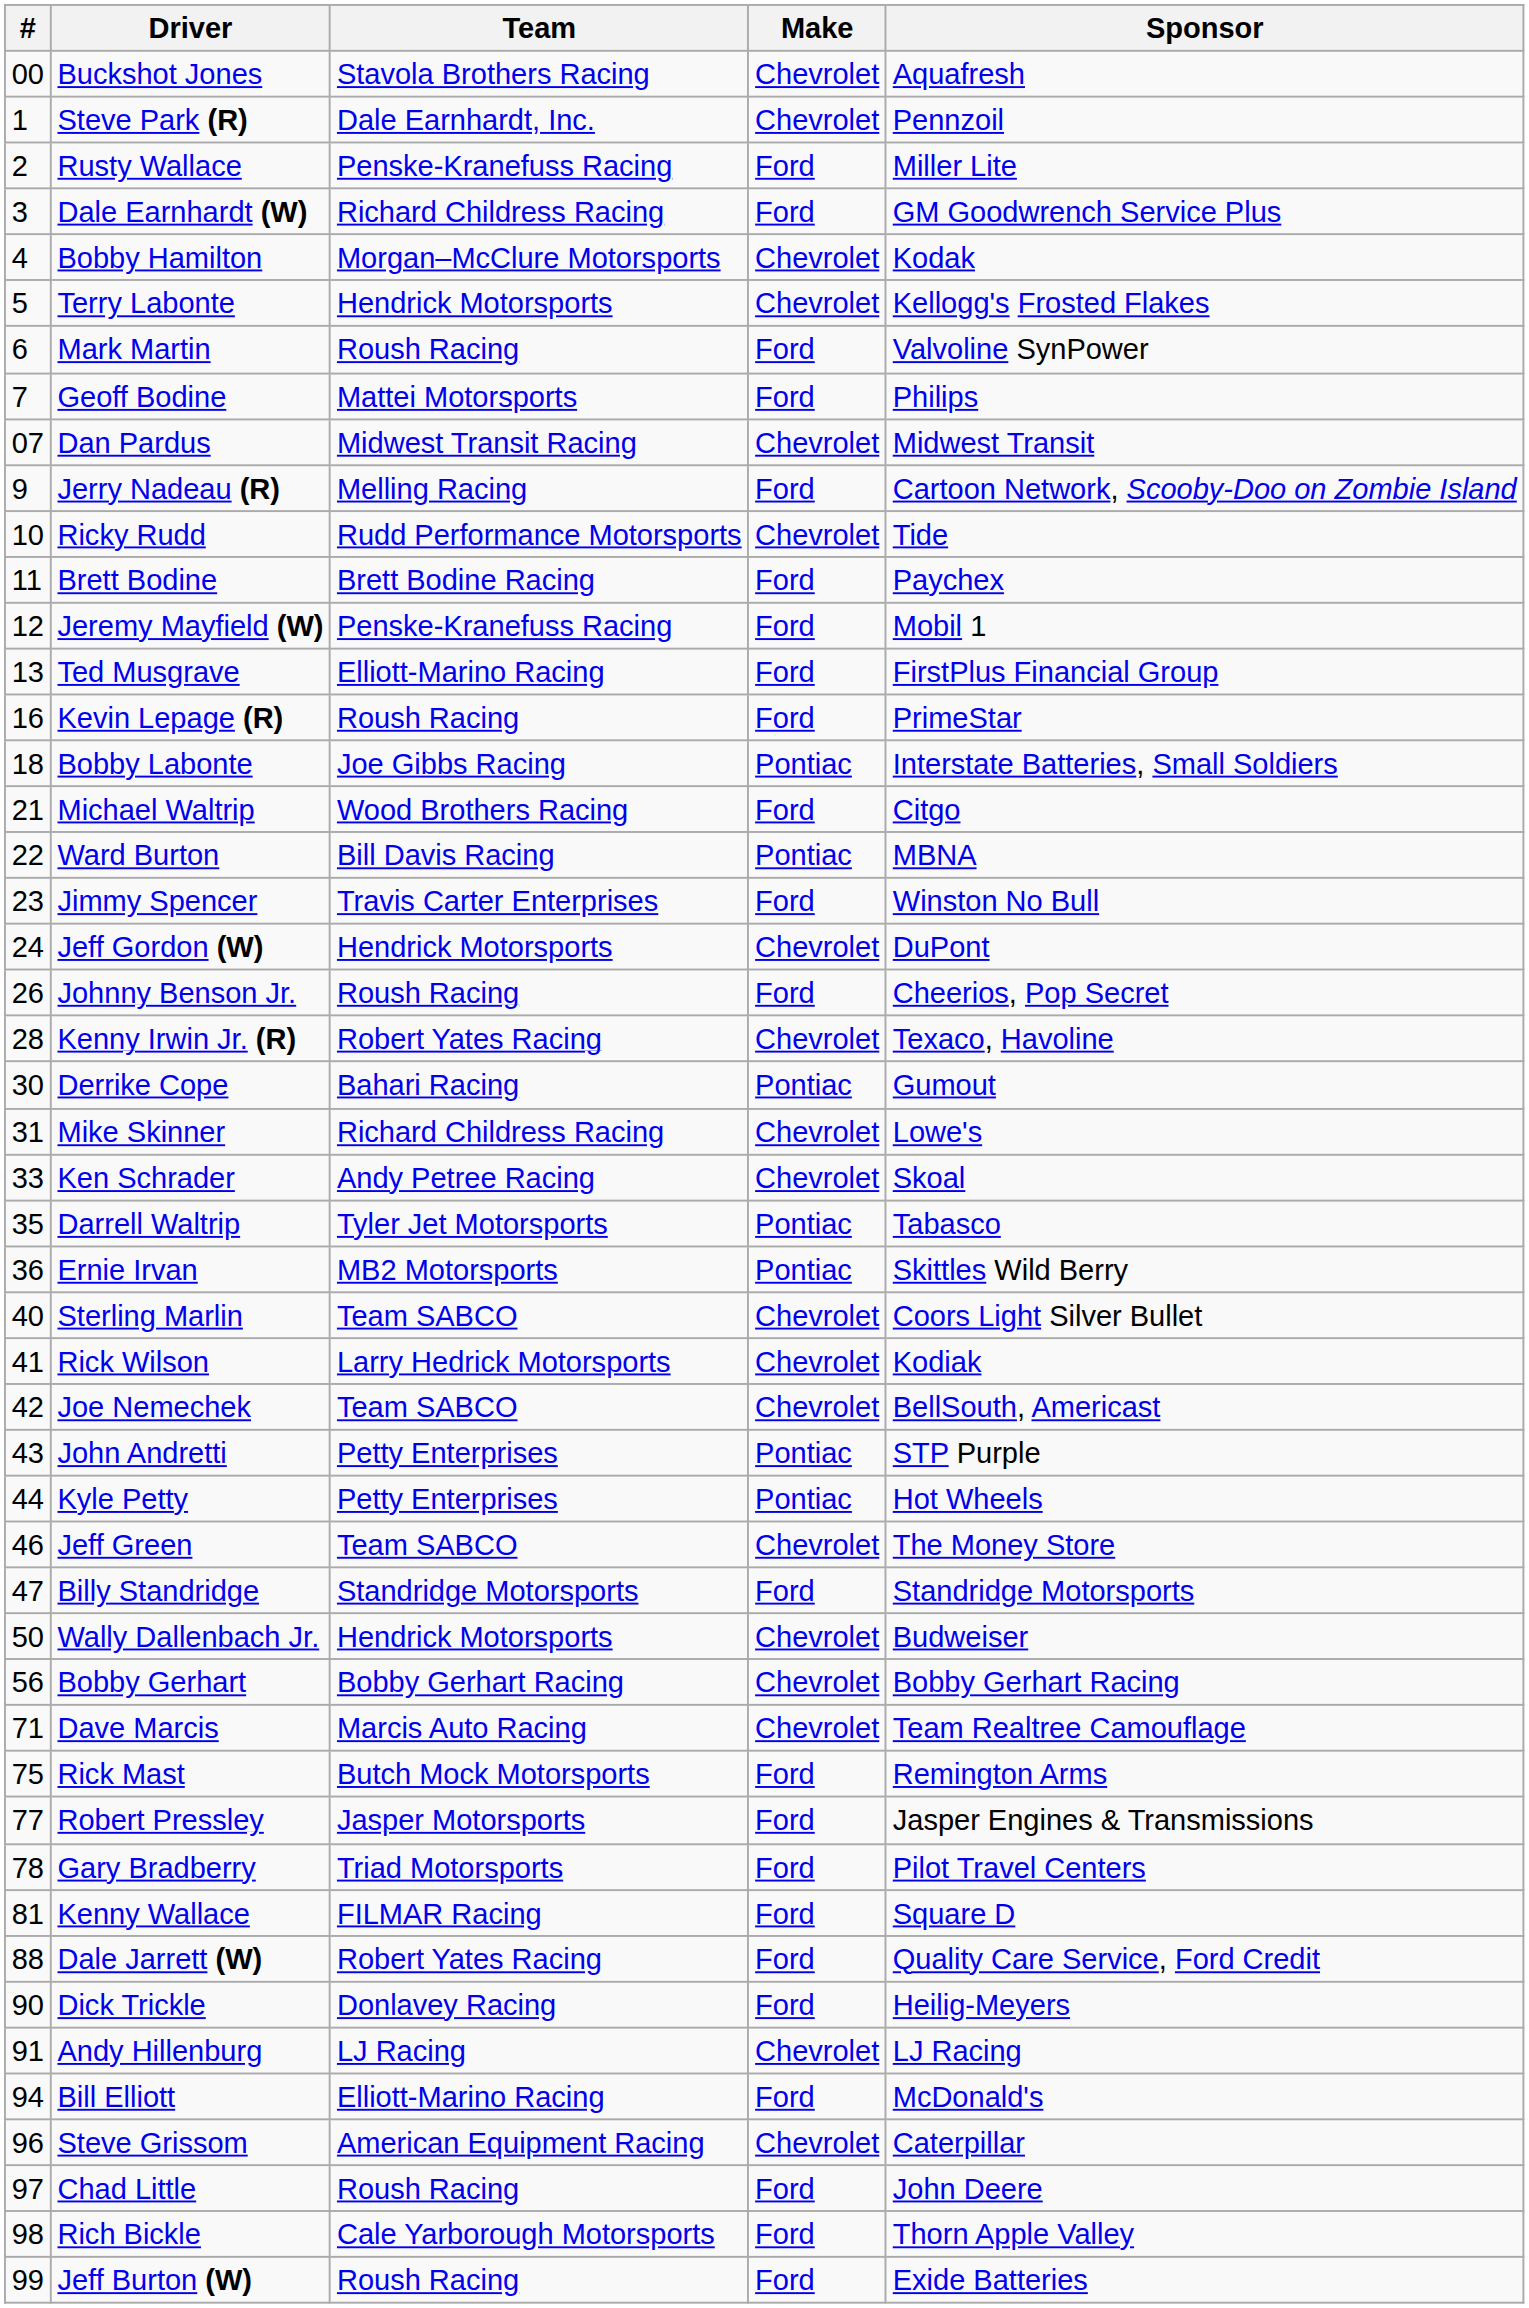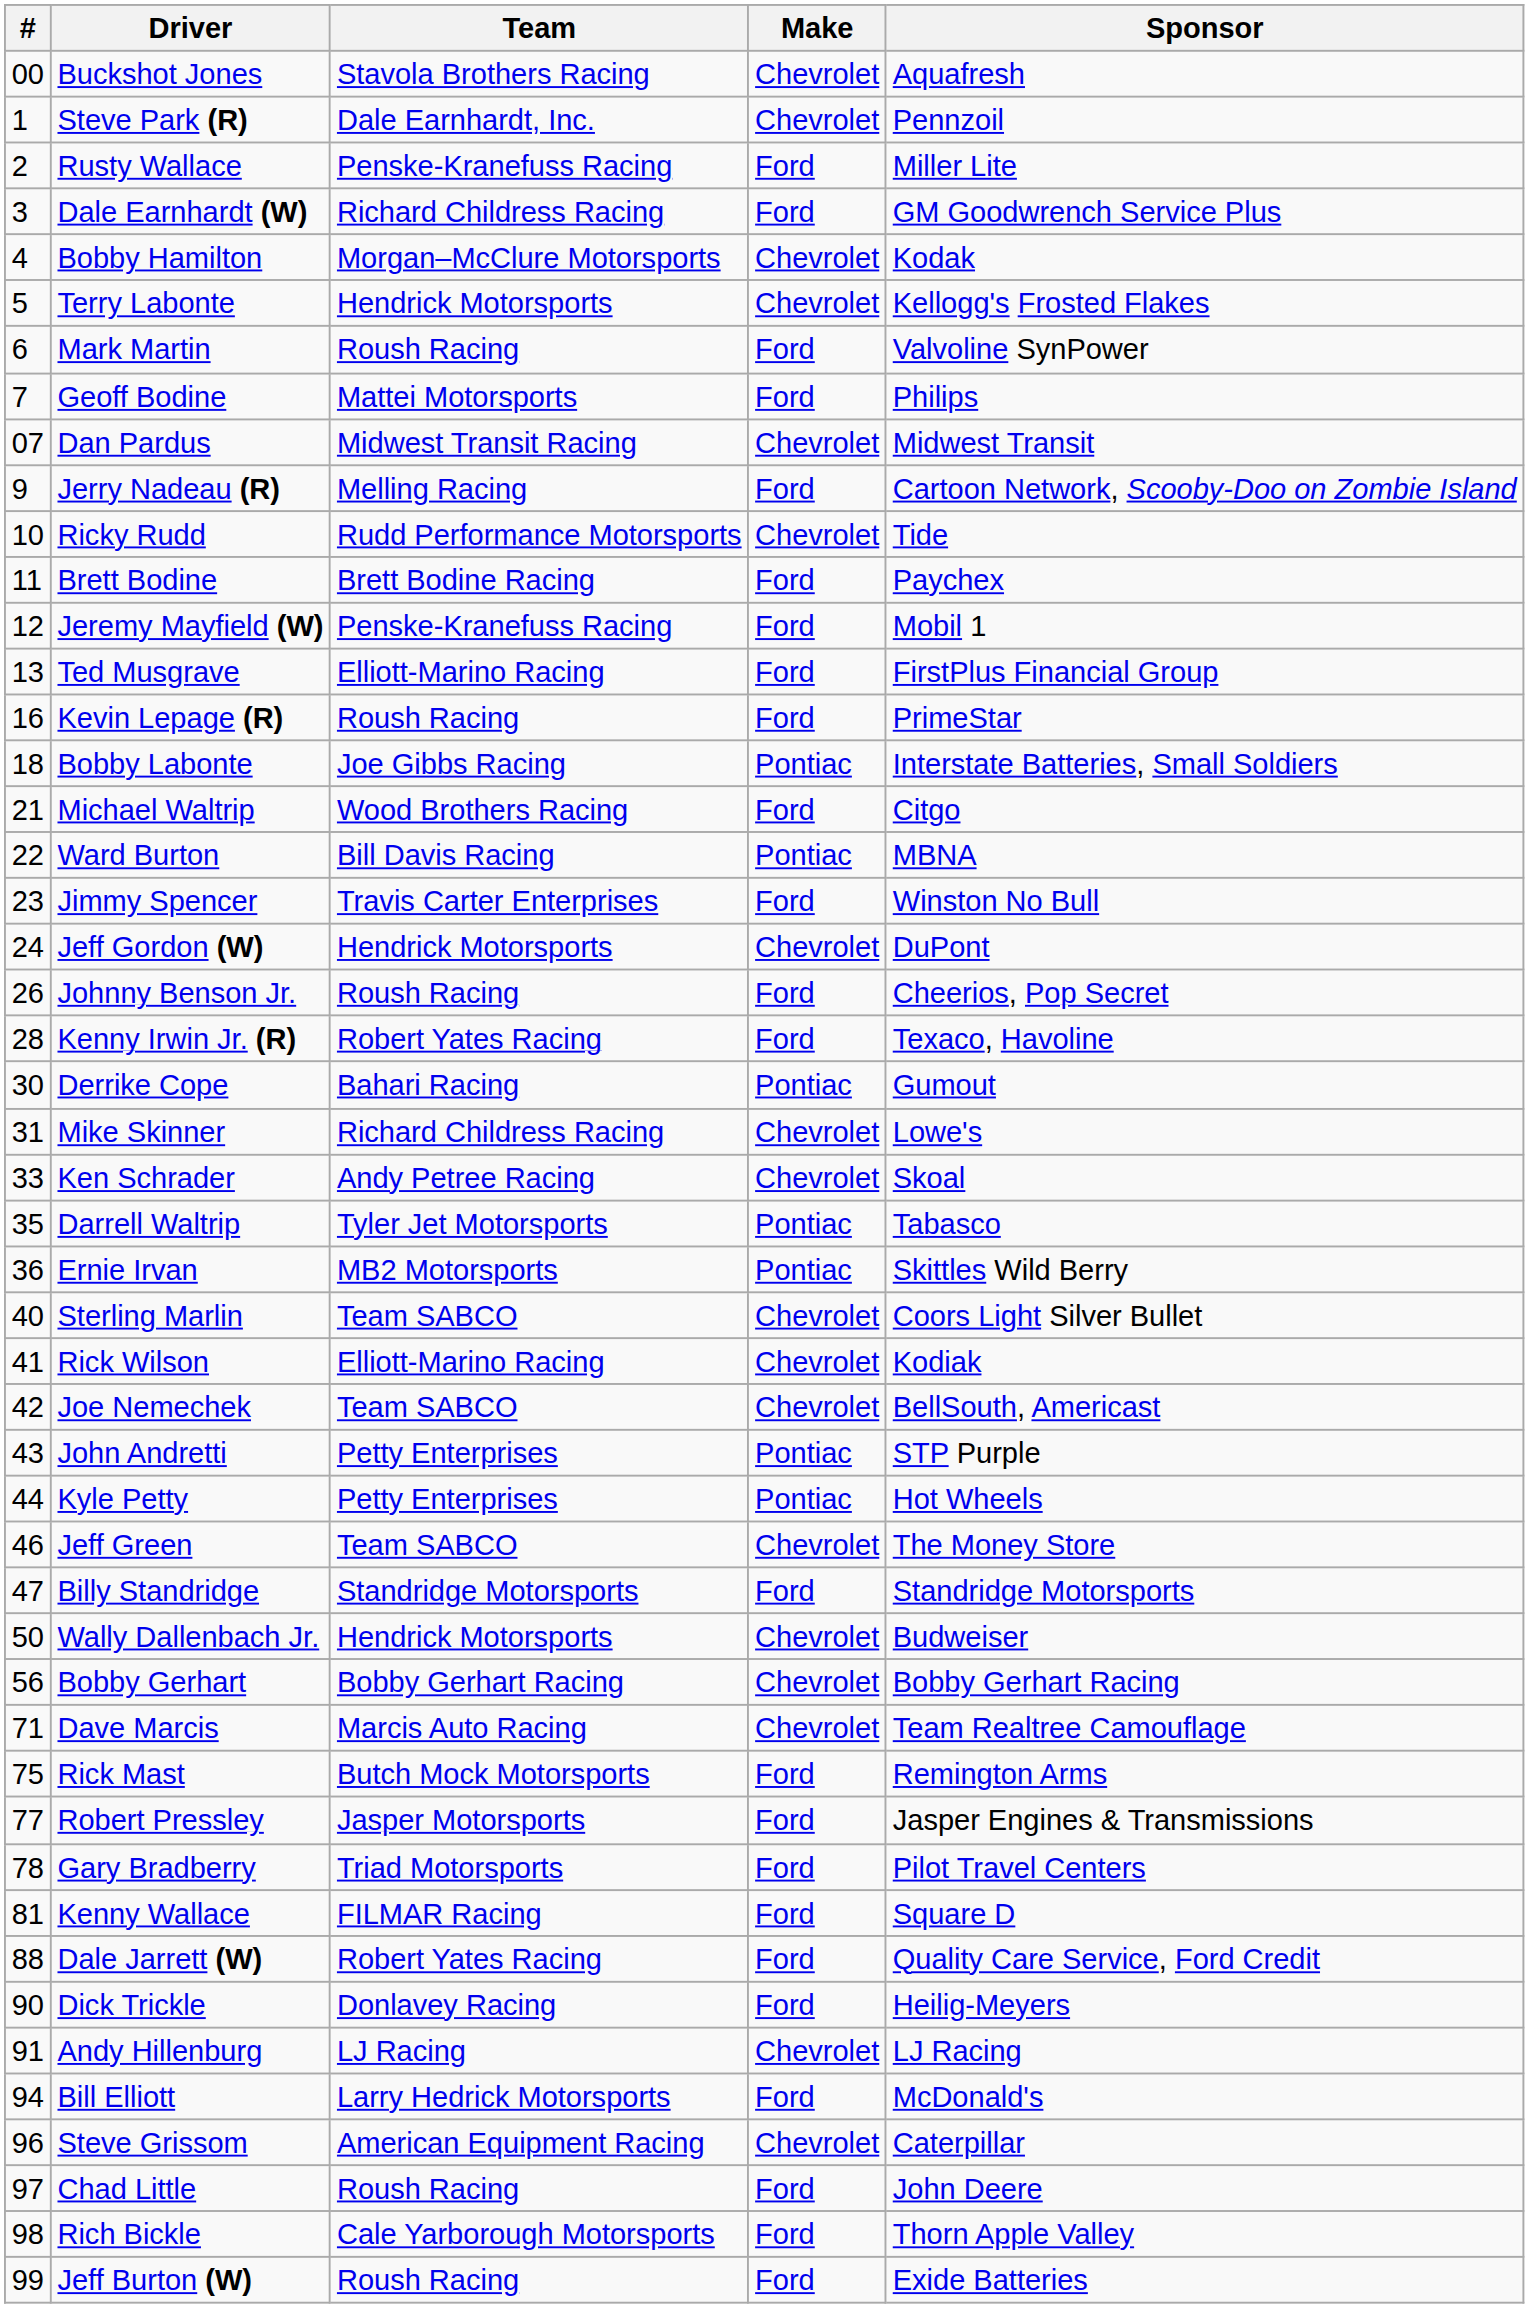(817, 1039) Chevrolet -> (785, 1039) Ford
(504, 1361) Larry Hedrick Motorsports -> (471, 1361) Elliott-Marino Racing
(471, 2096) Elliott-Marino Racing -> (504, 2096) Larry Hedrick Motorsports
